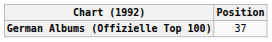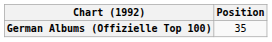(241, 29) 37 -> (241, 29) 35
